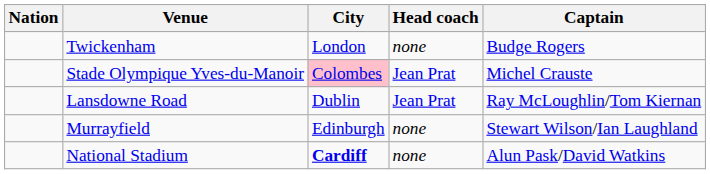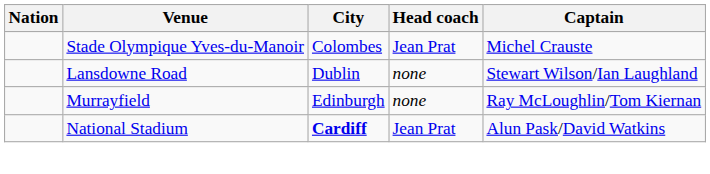- row: (111, 45)
(347, 73) pink background -> (347, 45) no background
(424, 100) Jean Prat -> (409, 73) none
(594, 100) Ray McLoughlin/Tom Kiernan -> (592, 73) Stewart Wilson/Ian Laughland
(592, 127) Stewart Wilson/Ian Laughland -> (594, 100) Ray McLoughlin/Tom Kiernan
(409, 155) none -> (424, 127) Jean Prat
